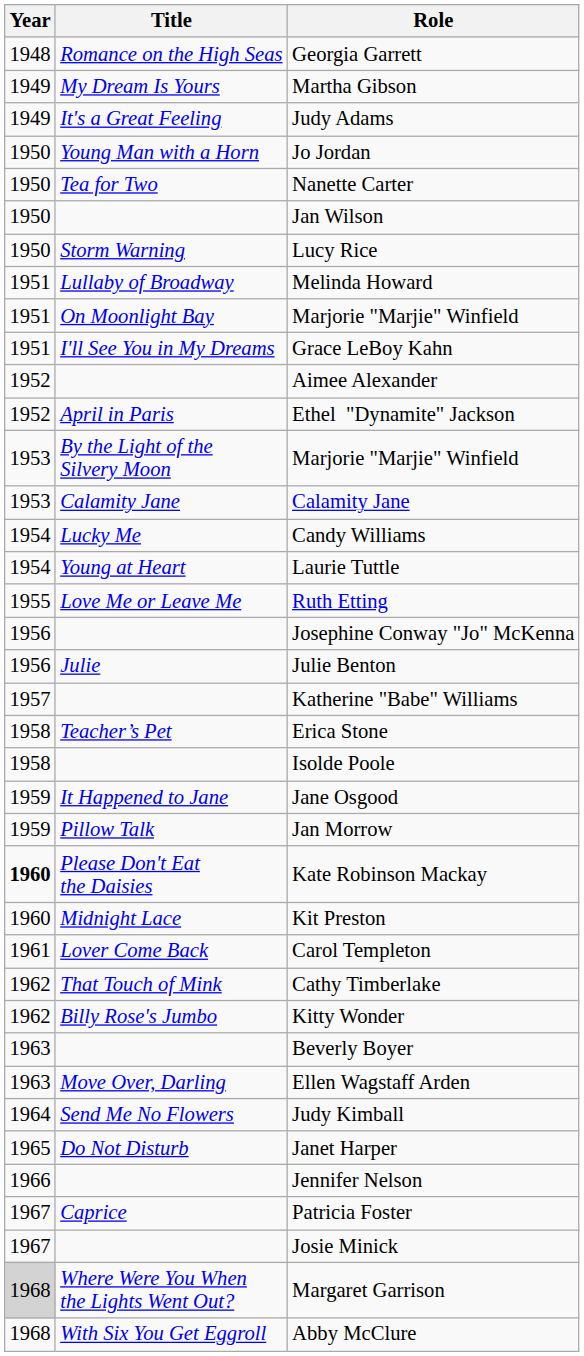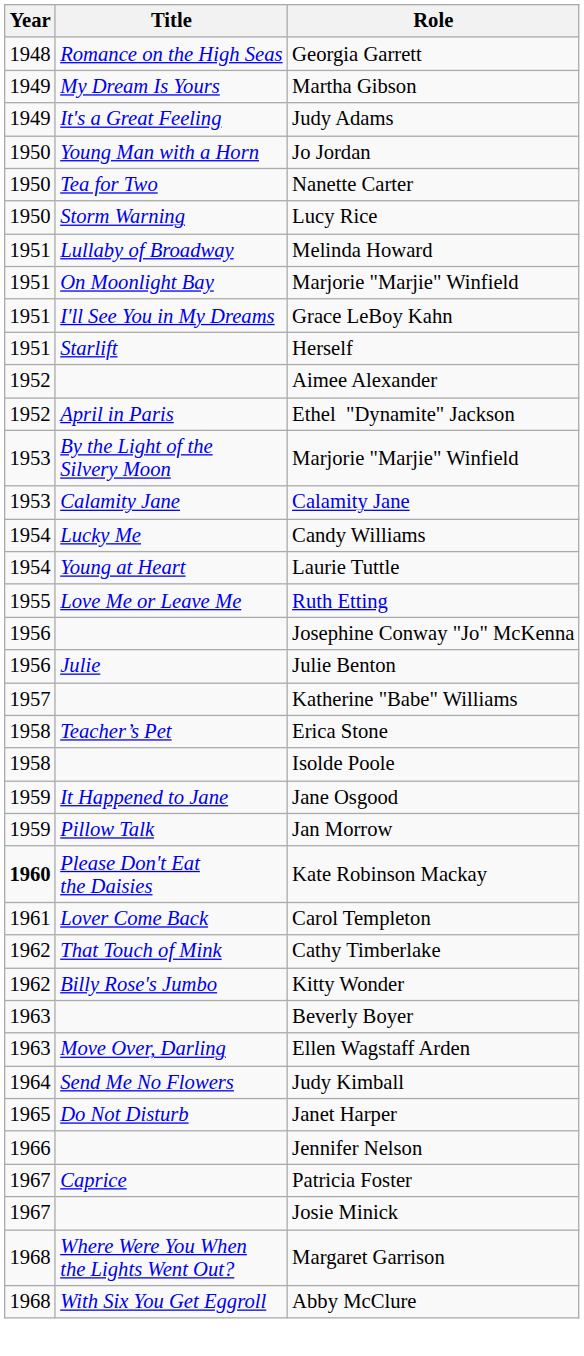- row: (171, 217)
+ row: (89, 348)
- row: (121, 918)
(30, 1290) lightgrey background -> (30, 1257) no background
